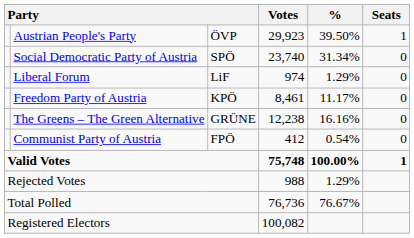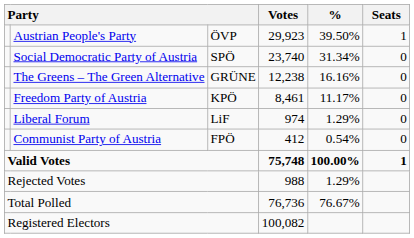rows swapped: (109, 118) <-> (52, 77)
